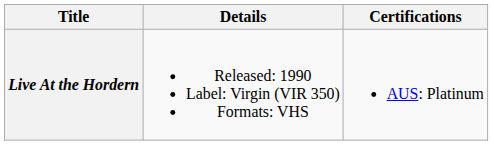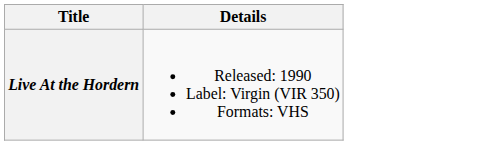- column: (416, 17)
